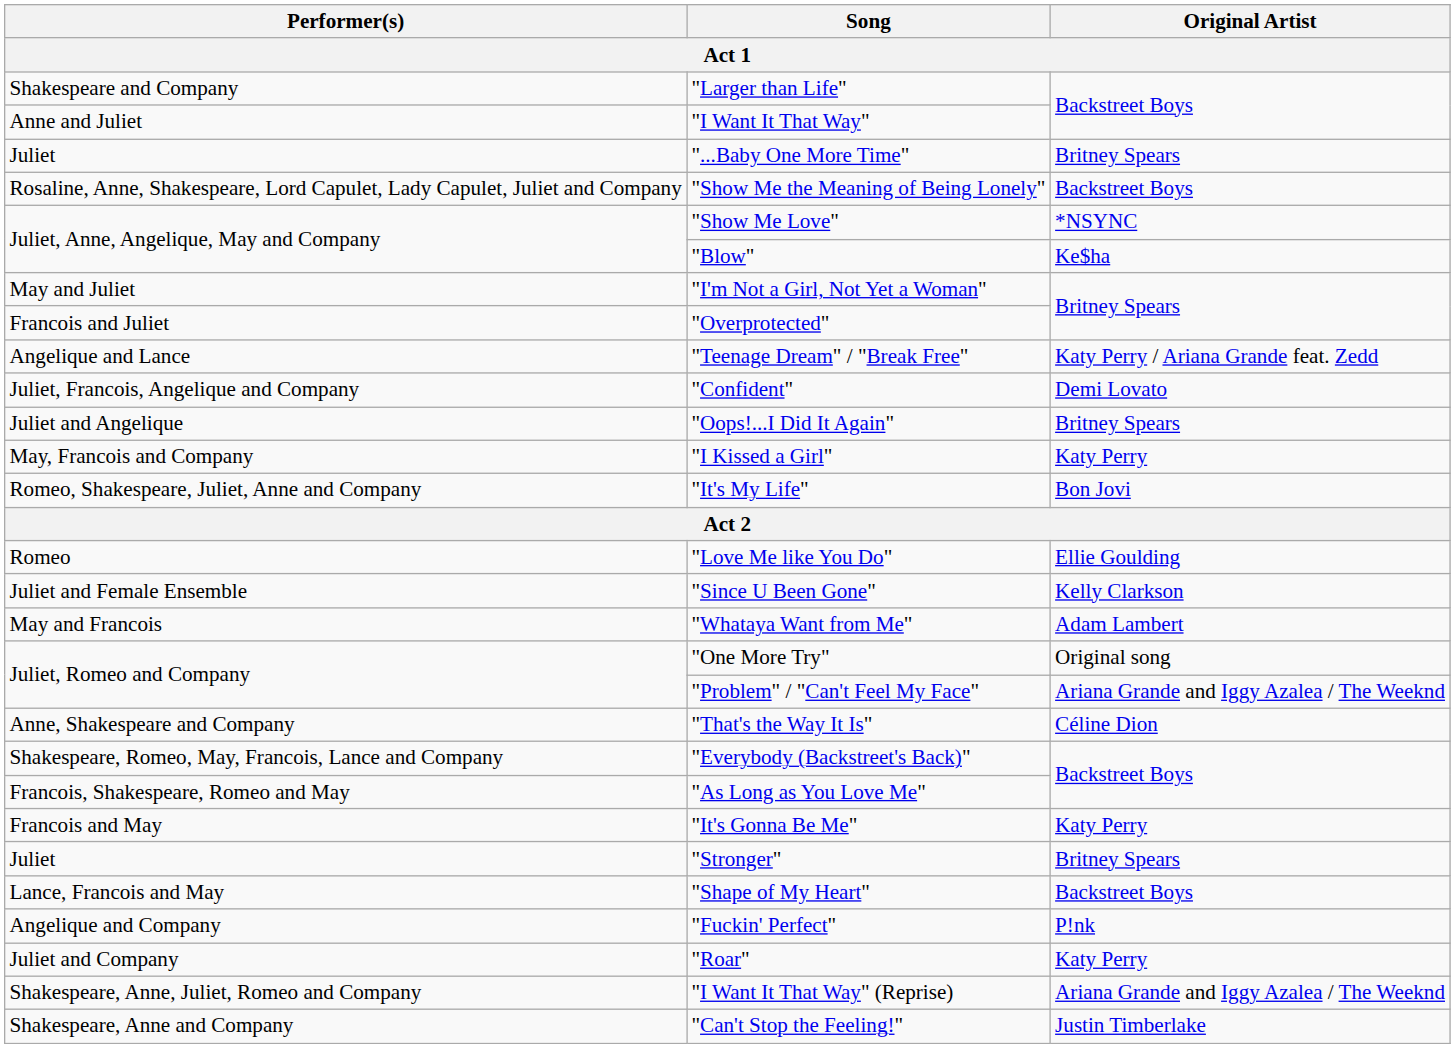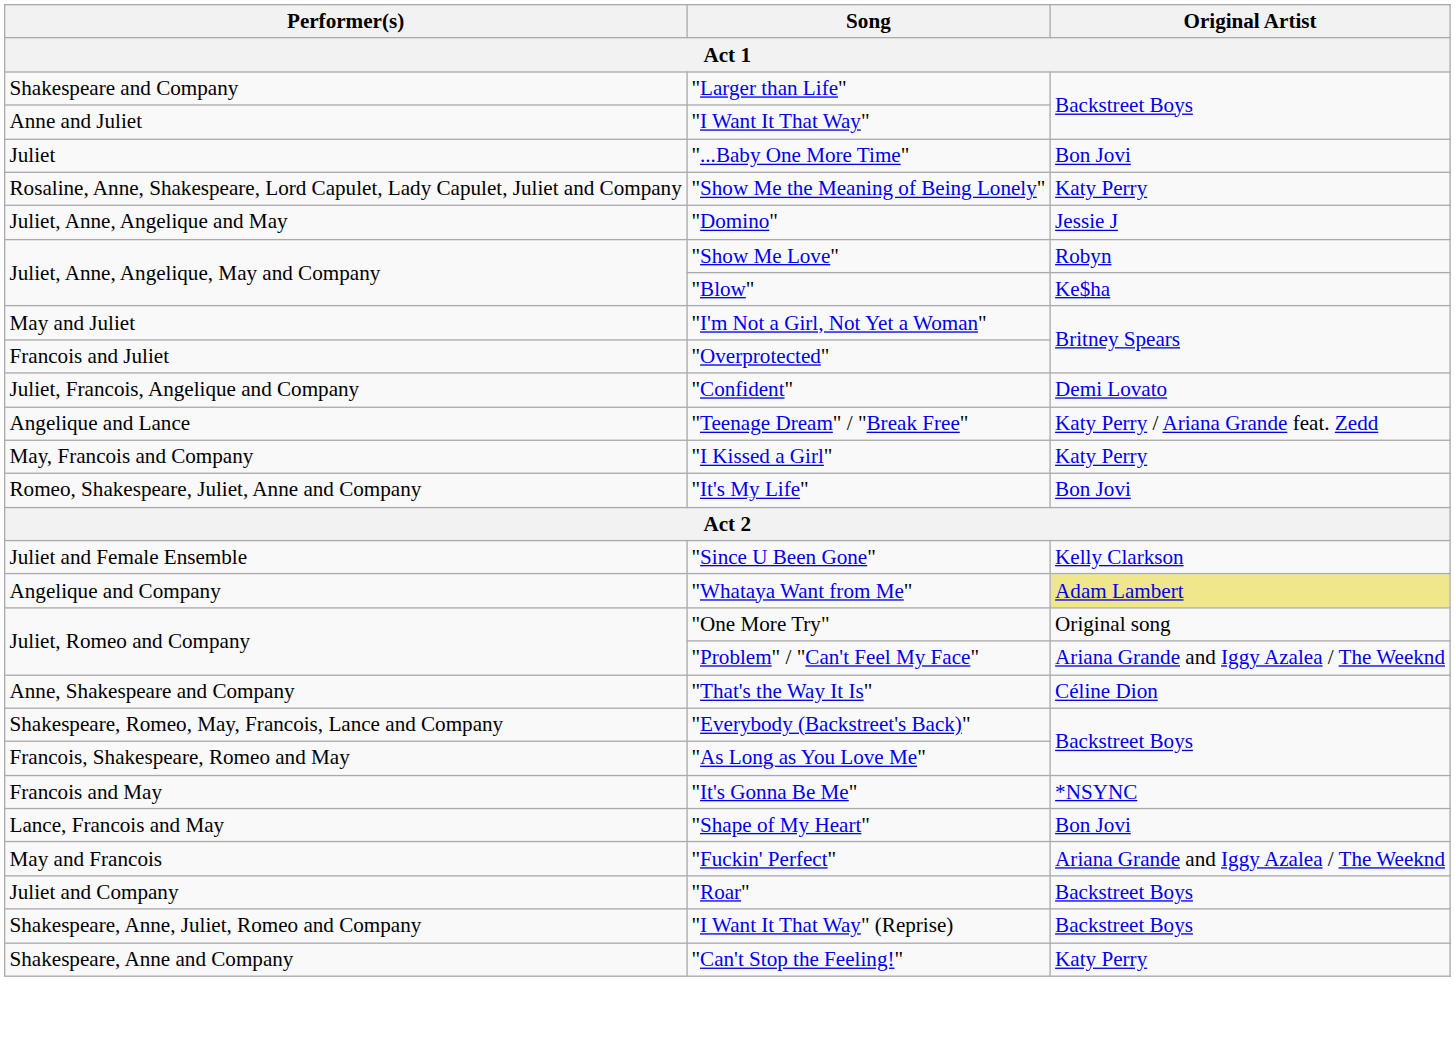(1118, 155) Britney Spears -> (1093, 155) Bon Jovi
(1124, 188) Backstreet Boys -> (1101, 188) Katy Perry
+ row: (735, 222)
(1096, 222) *NSYNC -> (1083, 255) Robyn
rows swapped: (742, 389) <-> (830, 356)
- row: (793, 423)
- row: (792, 557)
(86, 624) May and Francois -> (115, 590) Angelique and Company
(1119, 624) no background -> (1119, 590) khaki background
(1101, 825) Katy Perry -> (1096, 791) *NSYNC
- row: (736, 858)
(1124, 892) Backstreet Boys -> (1093, 825) Bon Jovi
(115, 925) Angelique and Company -> (86, 858) May and Francois
(1075, 925) P!nk -> (1250, 858) Ariana Grande and Iggy Azalea / The Weeknd
(1101, 959) Katy Perry -> (1124, 892) Backstreet Boys
(1250, 992) Ariana Grande and Iggy Azalea / The Weeknd -> (1124, 925) Backstreet Boys
(1131, 1026) Justin Timberlake -> (1101, 959) Katy Perry
